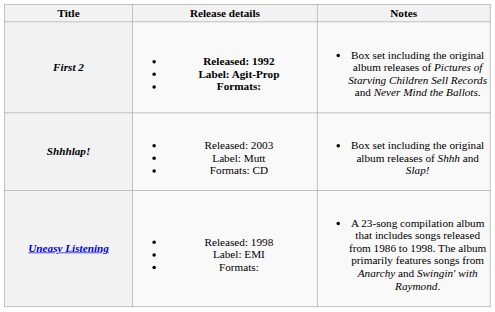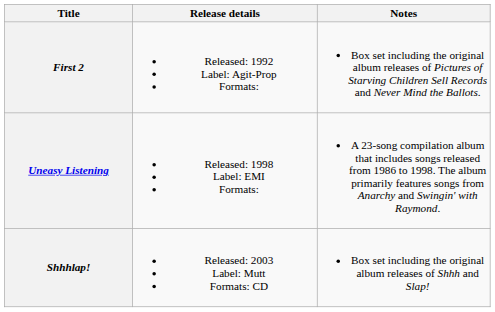(225, 74) bold -> (225, 74) normal
rows swapped: (69, 248) <-> (69, 151)
